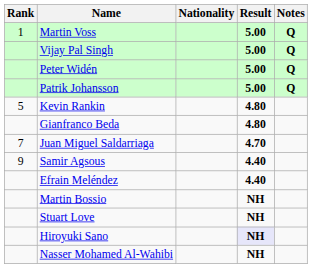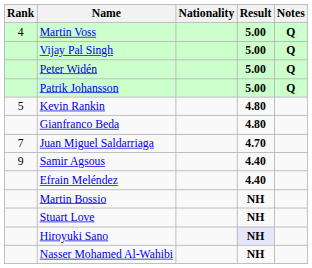(21, 32) 1 -> (21, 32) 4
